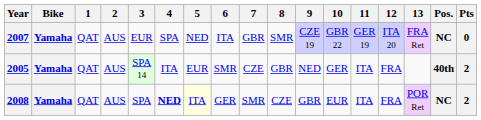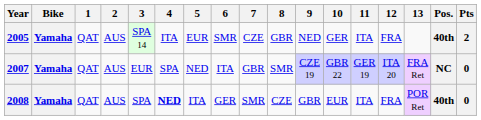rows swapped: (18, 69) <-> (18, 38)
(197, 100) lightyellow background -> (197, 100) no background
(444, 100) NC -> (444, 100) 40th
(467, 100) 2 -> (467, 100) 0
